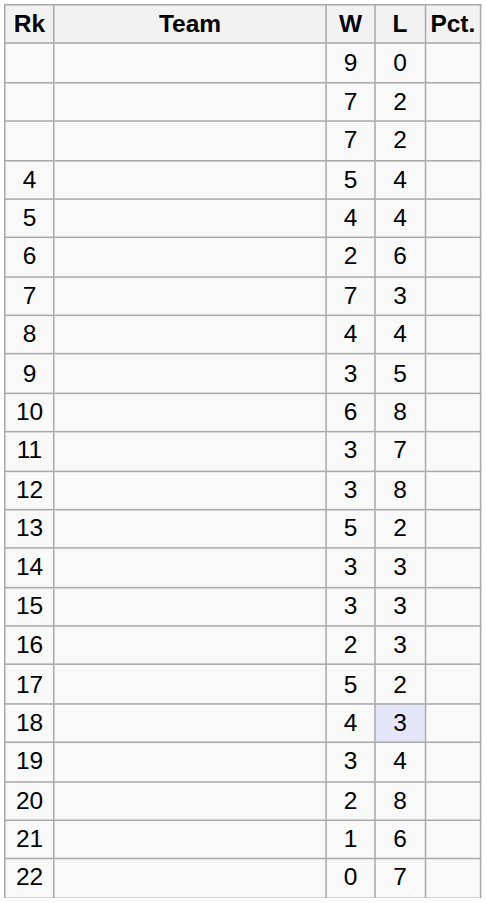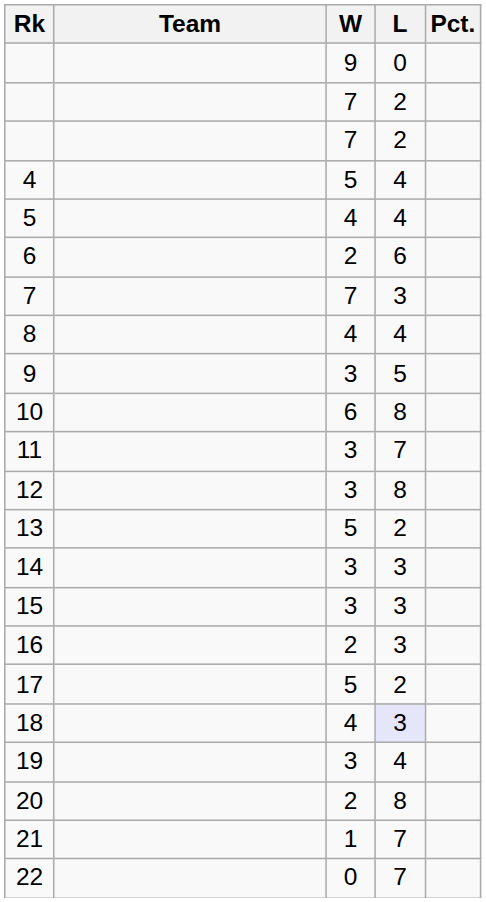(400, 839) 6 -> (400, 839) 7
